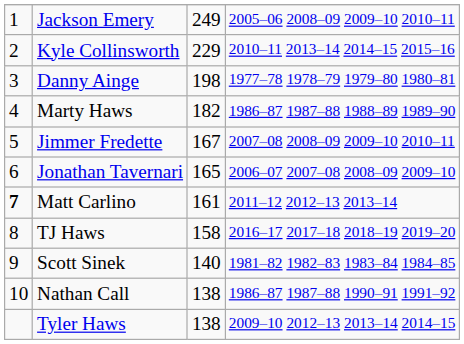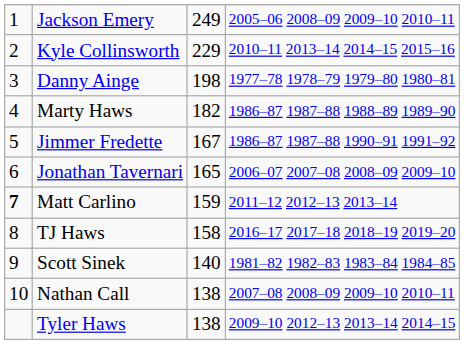(342, 141) 2007–08 2008–09 2009–10 2010–11 -> (342, 141) 1986–87 1987–88 1990–91 1991–92
(206, 202) 161 -> (206, 202) 159
(342, 293) 1986–87 1987–88 1990–91 1991–92 -> (342, 293) 2007–08 2008–09 2009–10 2010–11
